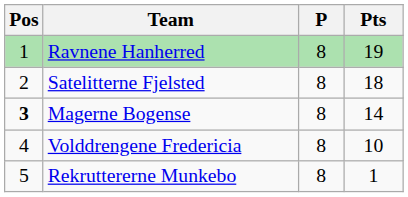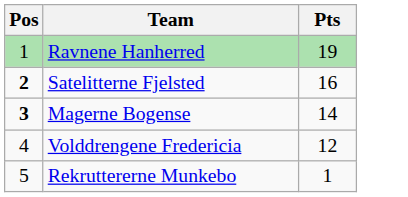- column: (321, 20)
(24, 82) normal -> (24, 82) bold
(373, 82) 18 -> (327, 82) 16
(373, 144) 10 -> (327, 144) 12
